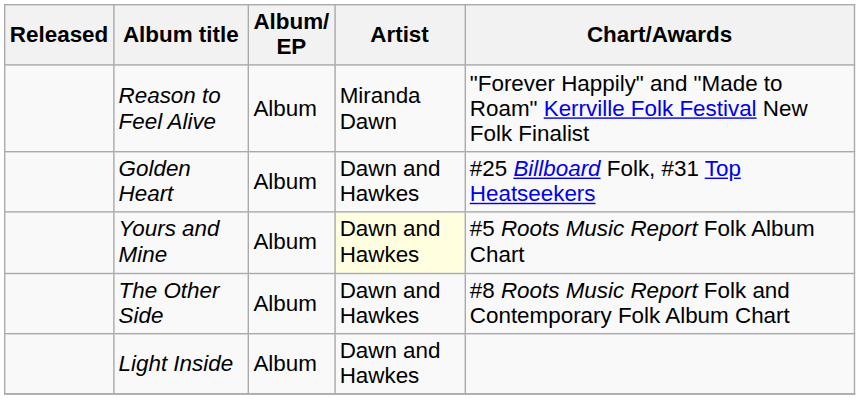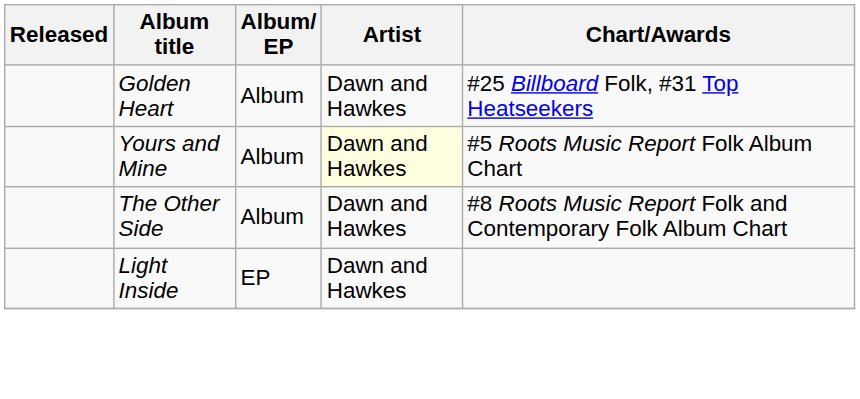- row: (170, 108)
(285, 363) Album -> (255, 277) EP
